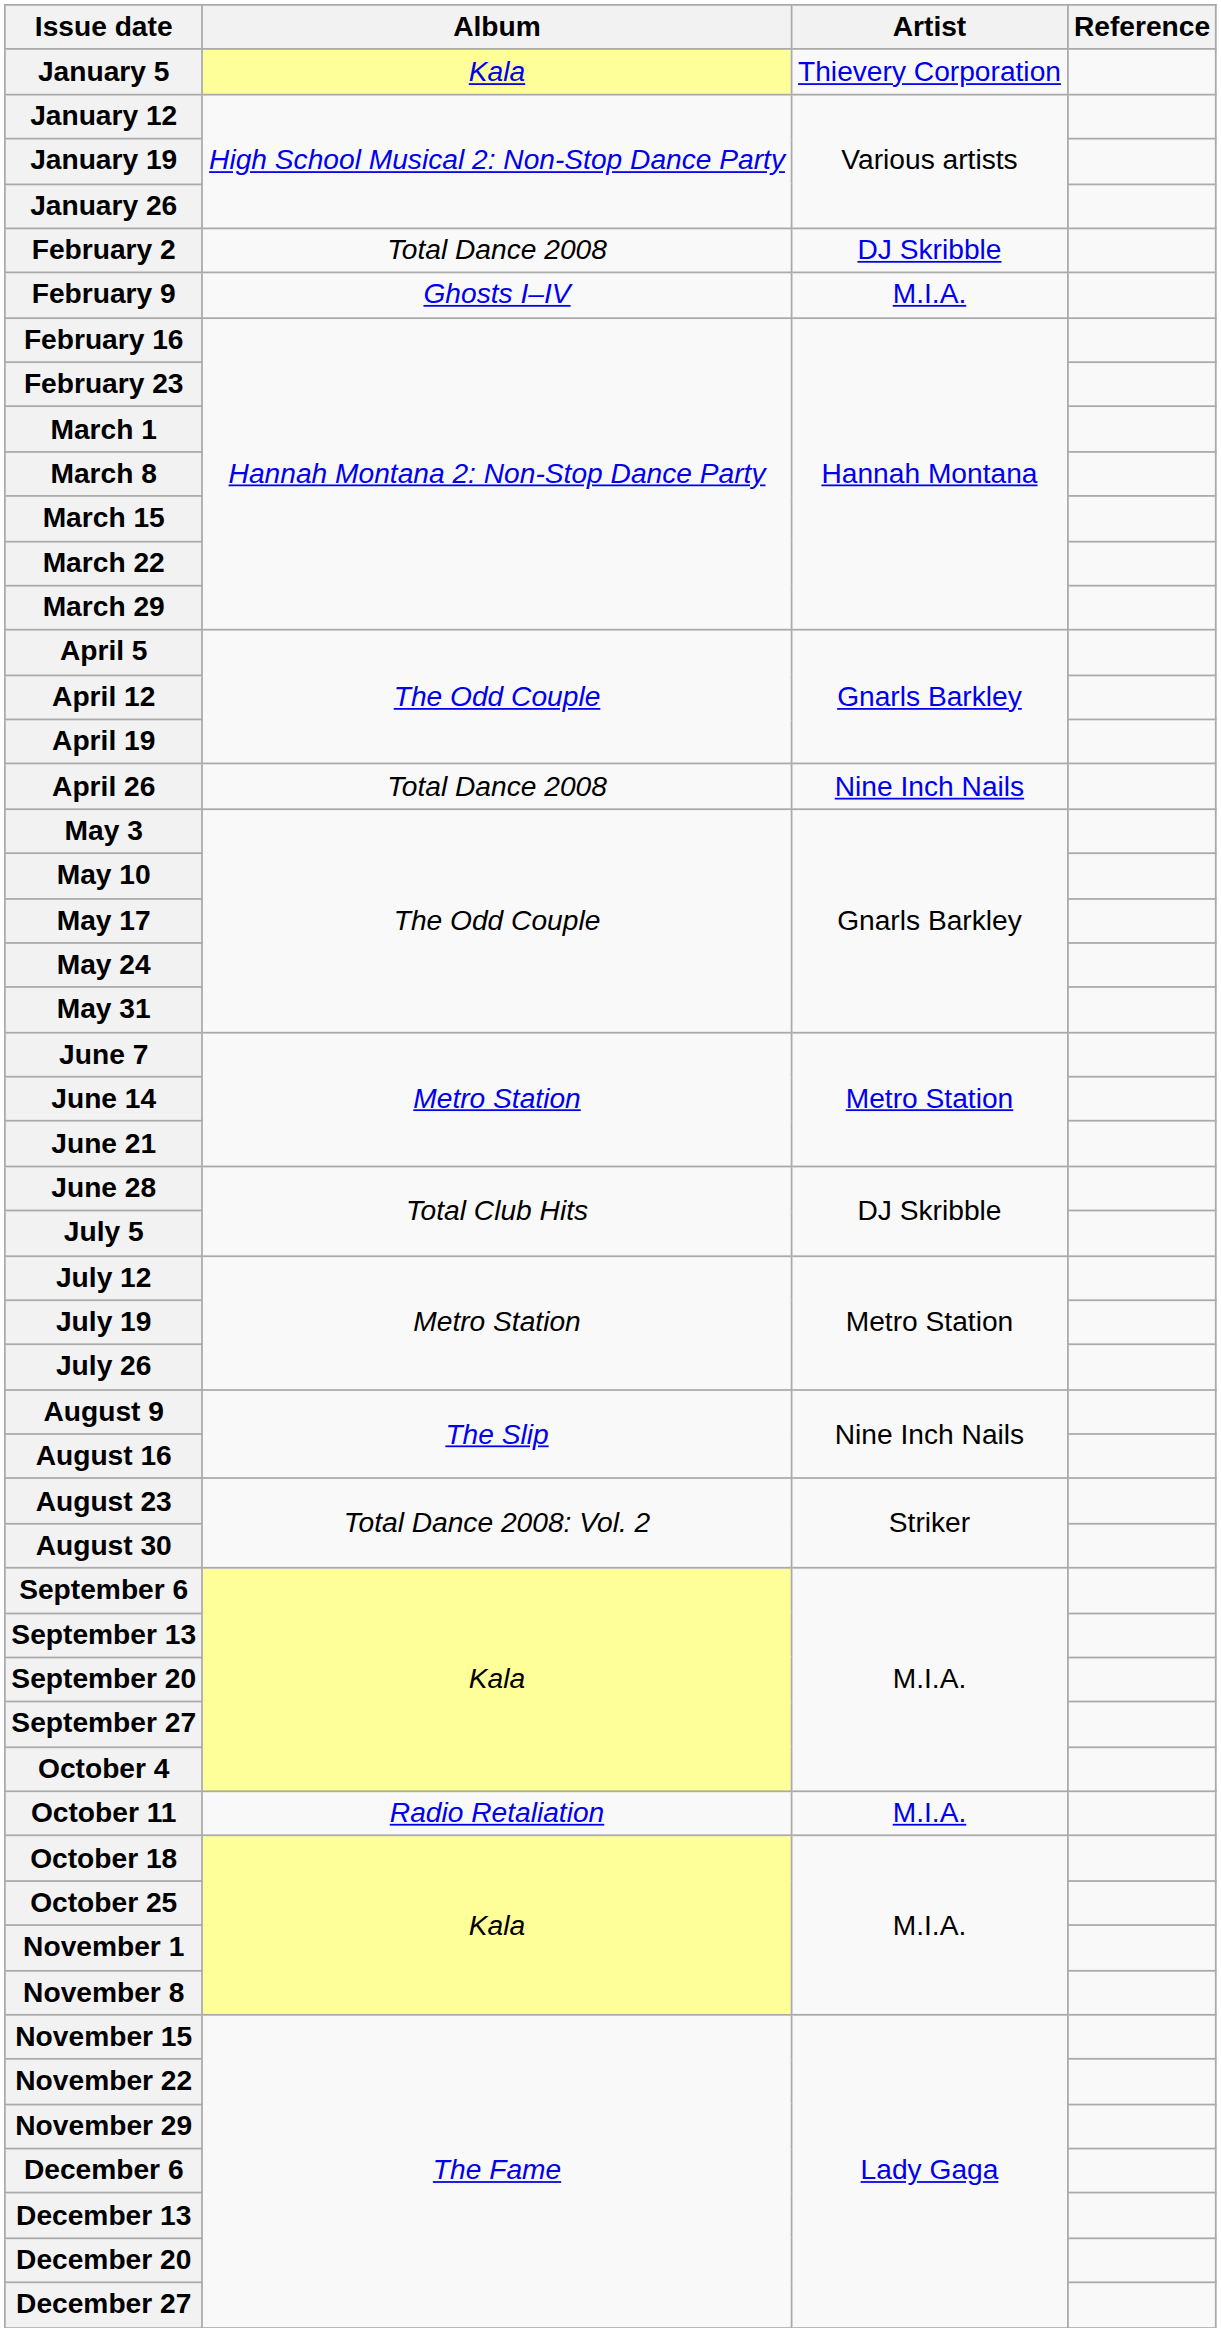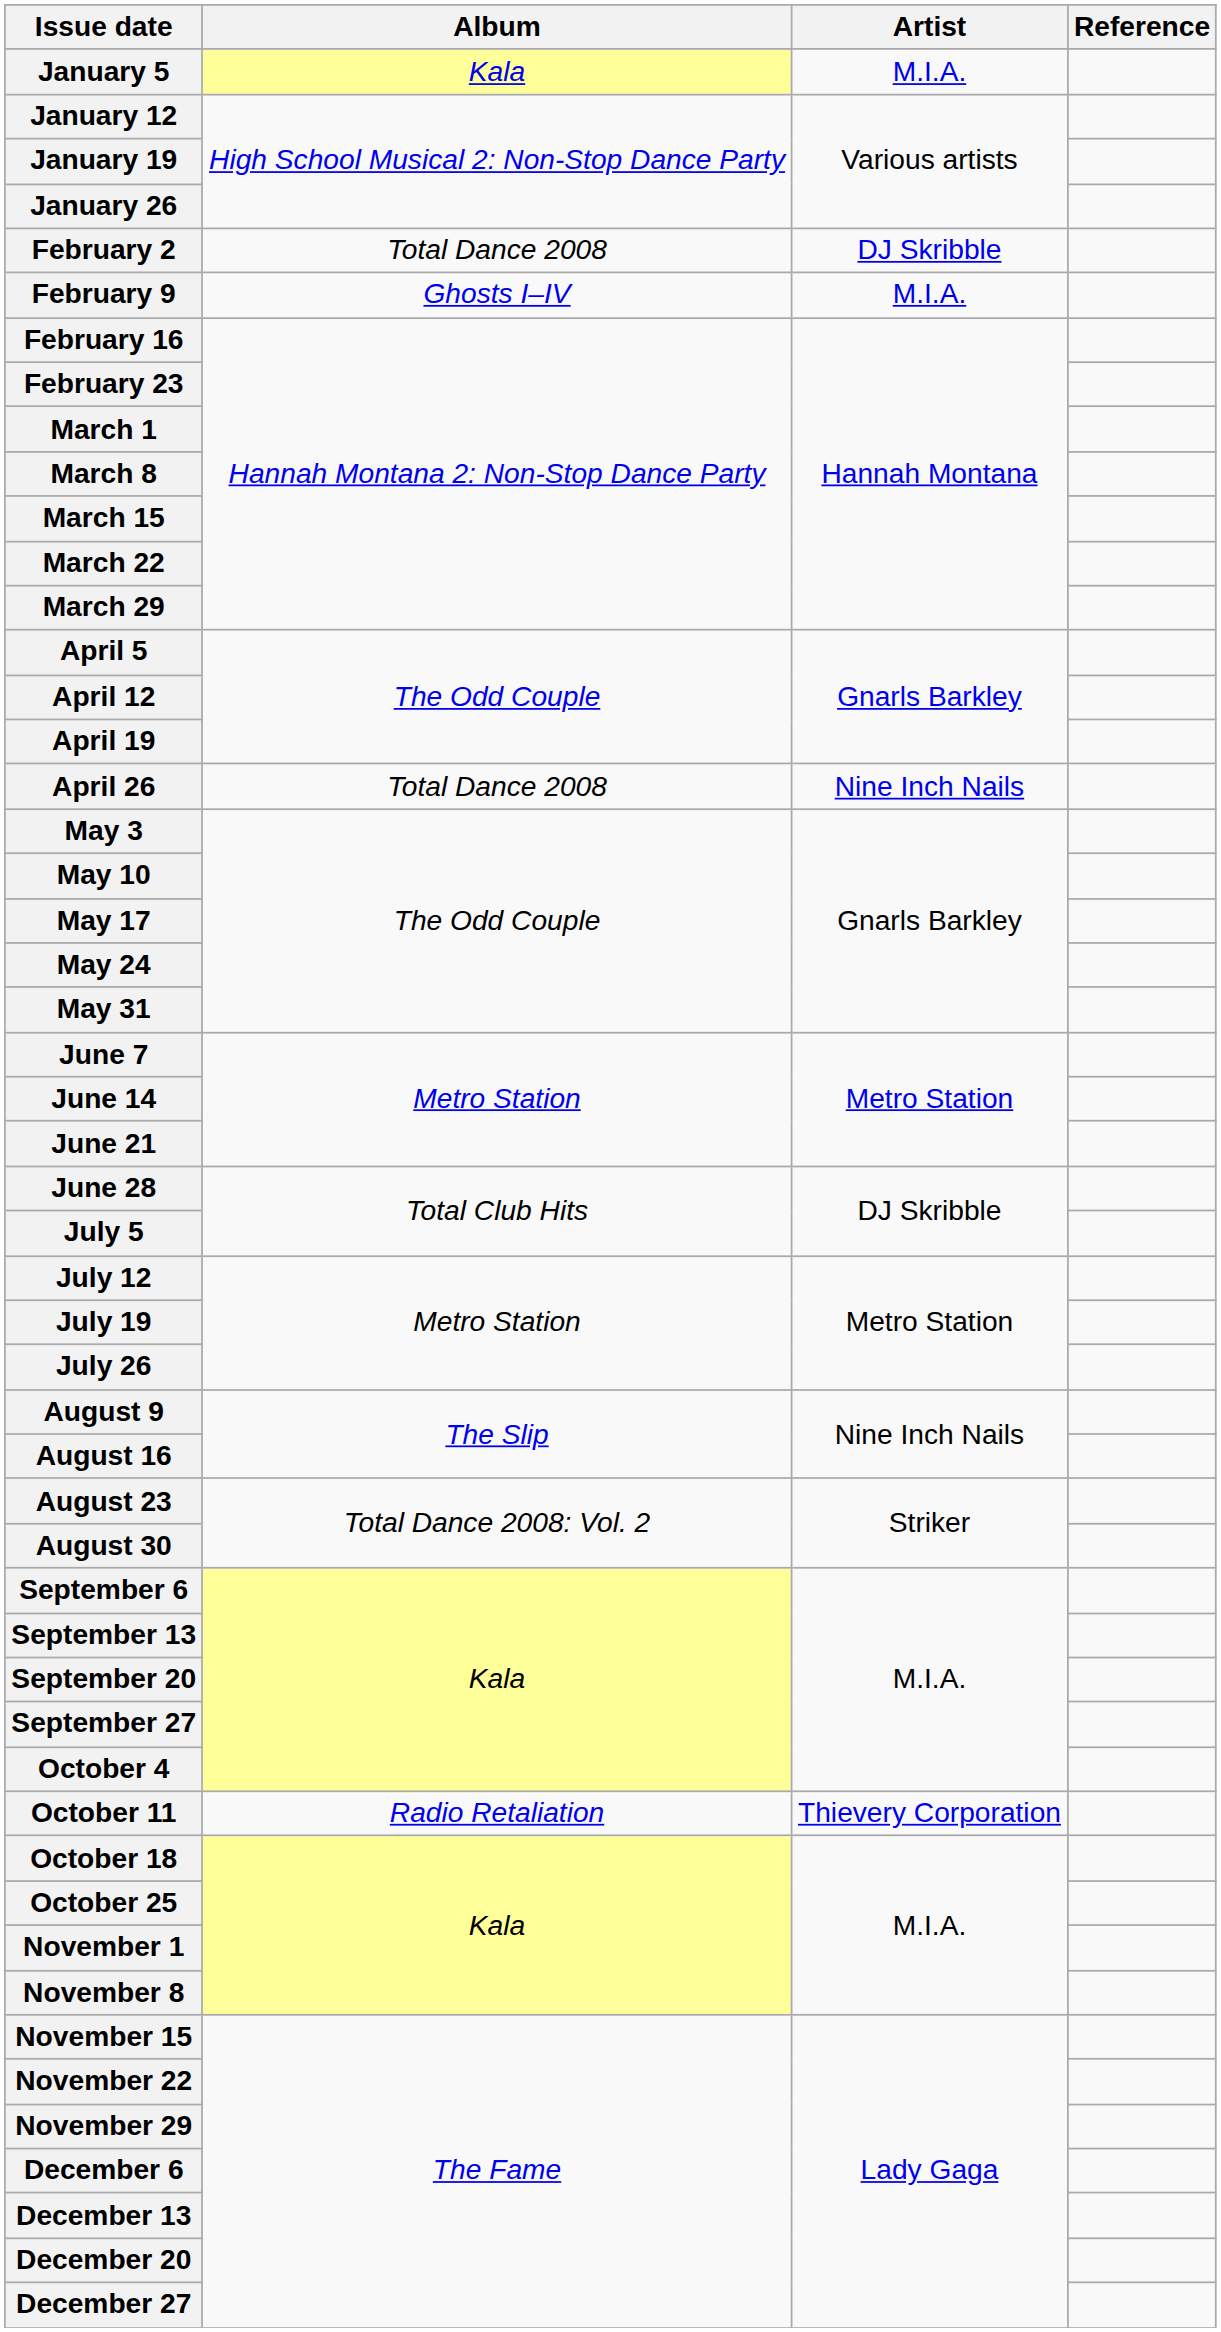(929, 71) Thievery Corporation -> (929, 71) M.I.A.
(929, 1813) M.I.A. -> (929, 1813) Thievery Corporation
